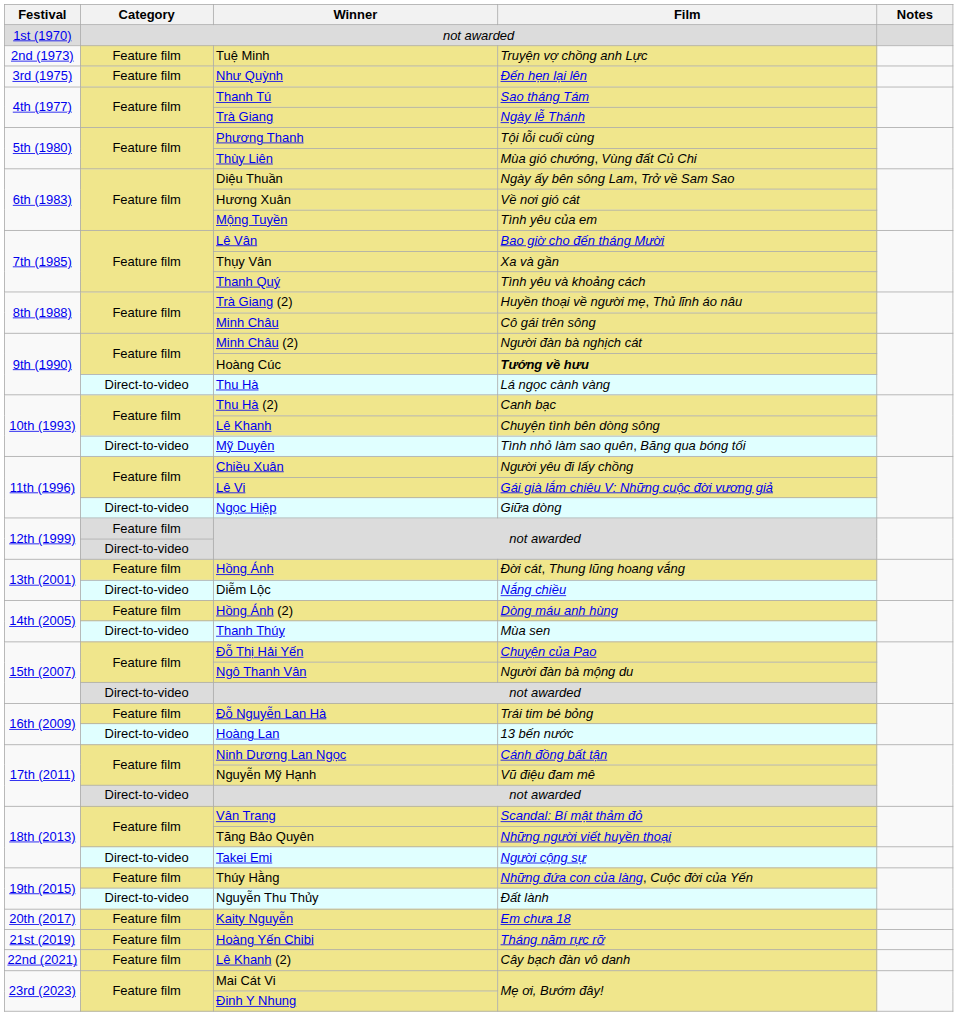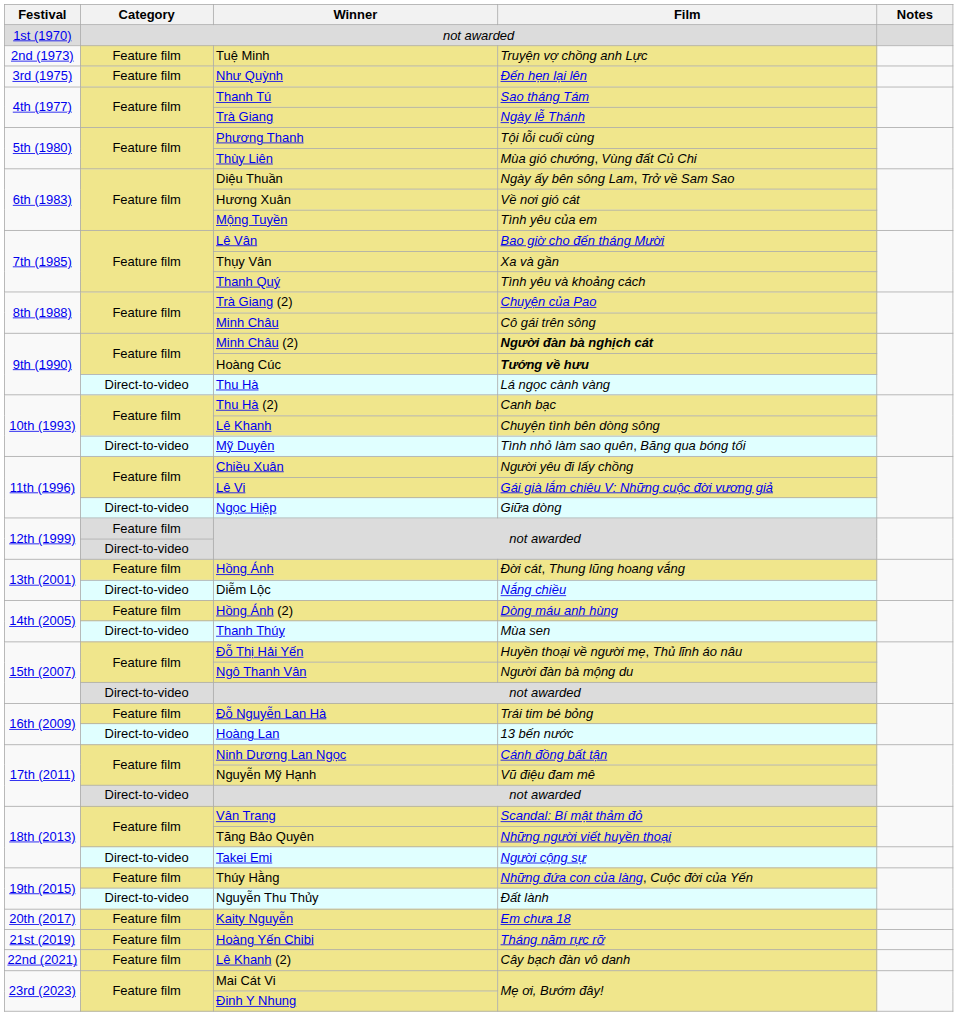(621, 302) Huyền thoại về người mẹ, Thủ lĩnh áo nâu -> (548, 302) Chuyện của Pao
(571, 343) normal -> (577, 343) bold
(548, 651) Chuyện của Pao -> (621, 651) Huyền thoại về người mẹ, Thủ lĩnh áo nâu
